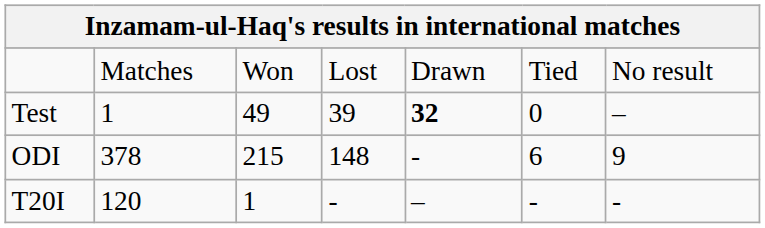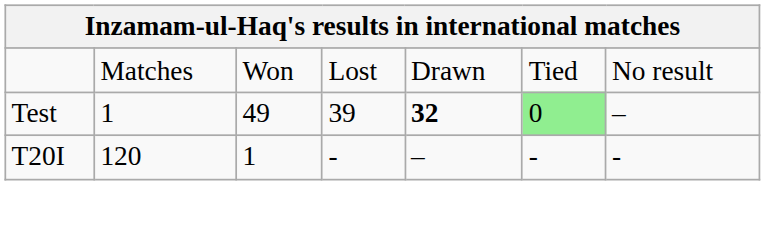(535, 113) no background -> (535, 113) lightgreen background
- row: (36, 156)
